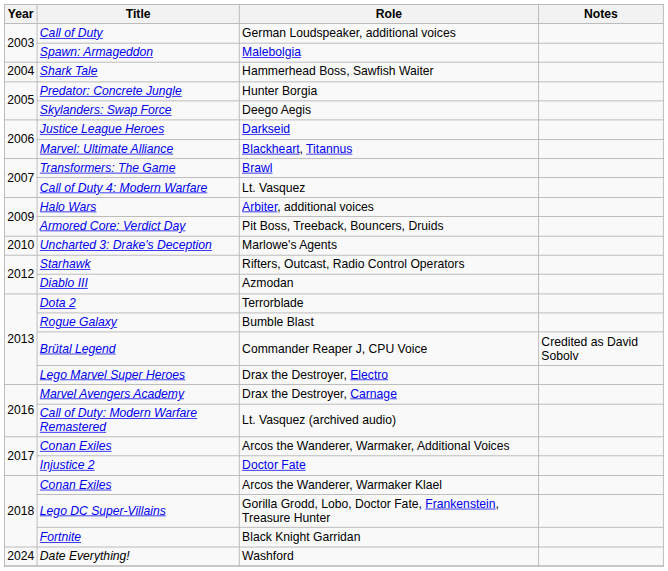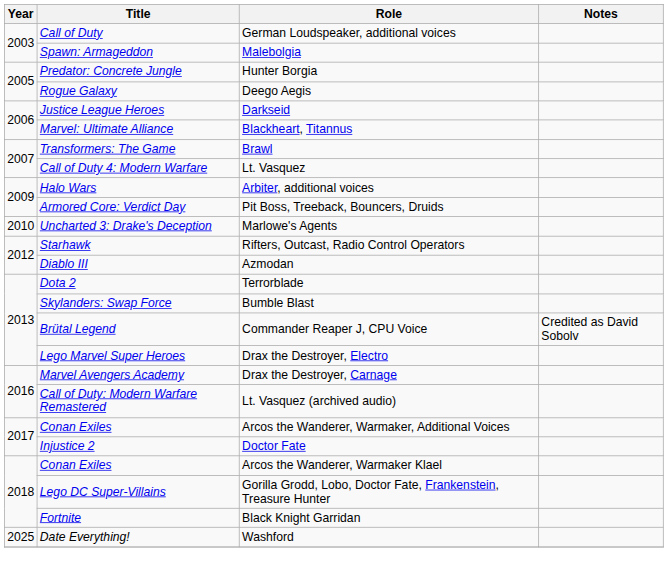- row: (338, 71)
(106, 110) Skylanders: Swap Force -> (78, 91) Rogue Galaxy
(78, 322) Rogue Galaxy -> (106, 303) Skylanders: Swap Force
(21, 556) 2024 -> (21, 537) 2025
